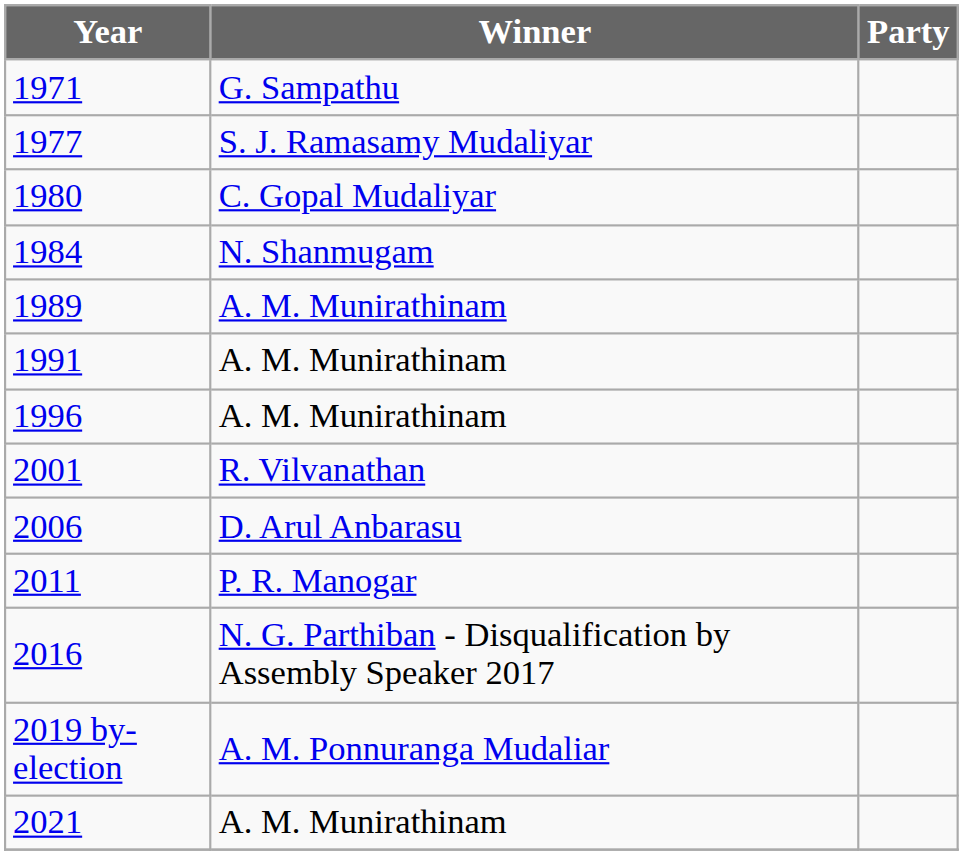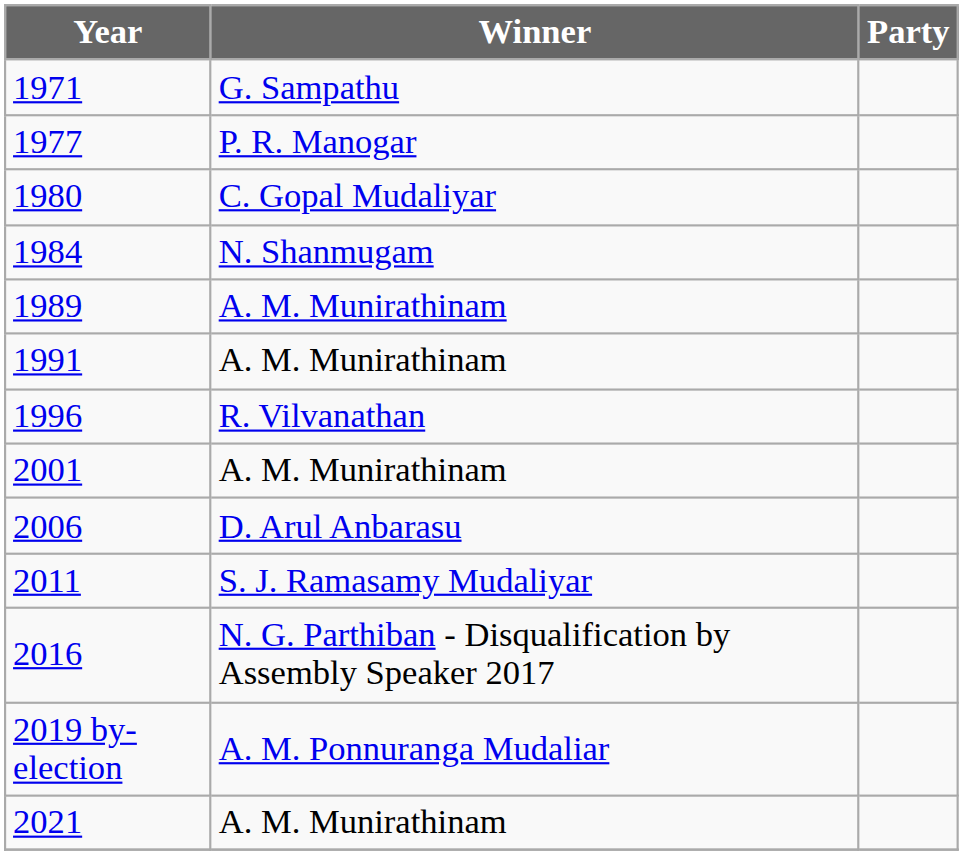(405, 141) S. J. Ramasamy Mudaliyar -> (318, 141) P. R. Manogar
(363, 415) A. M. Munirathinam -> (322, 415) R. Vilvanathan
(322, 470) R. Vilvanathan -> (363, 470) A. M. Munirathinam
(318, 580) P. R. Manogar -> (405, 580) S. J. Ramasamy Mudaliyar
